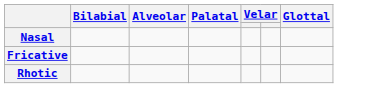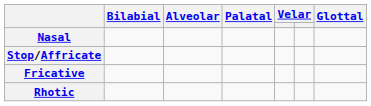+ row: (54, 55)
